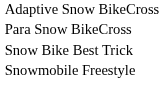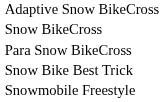+ row: (53, 29)
